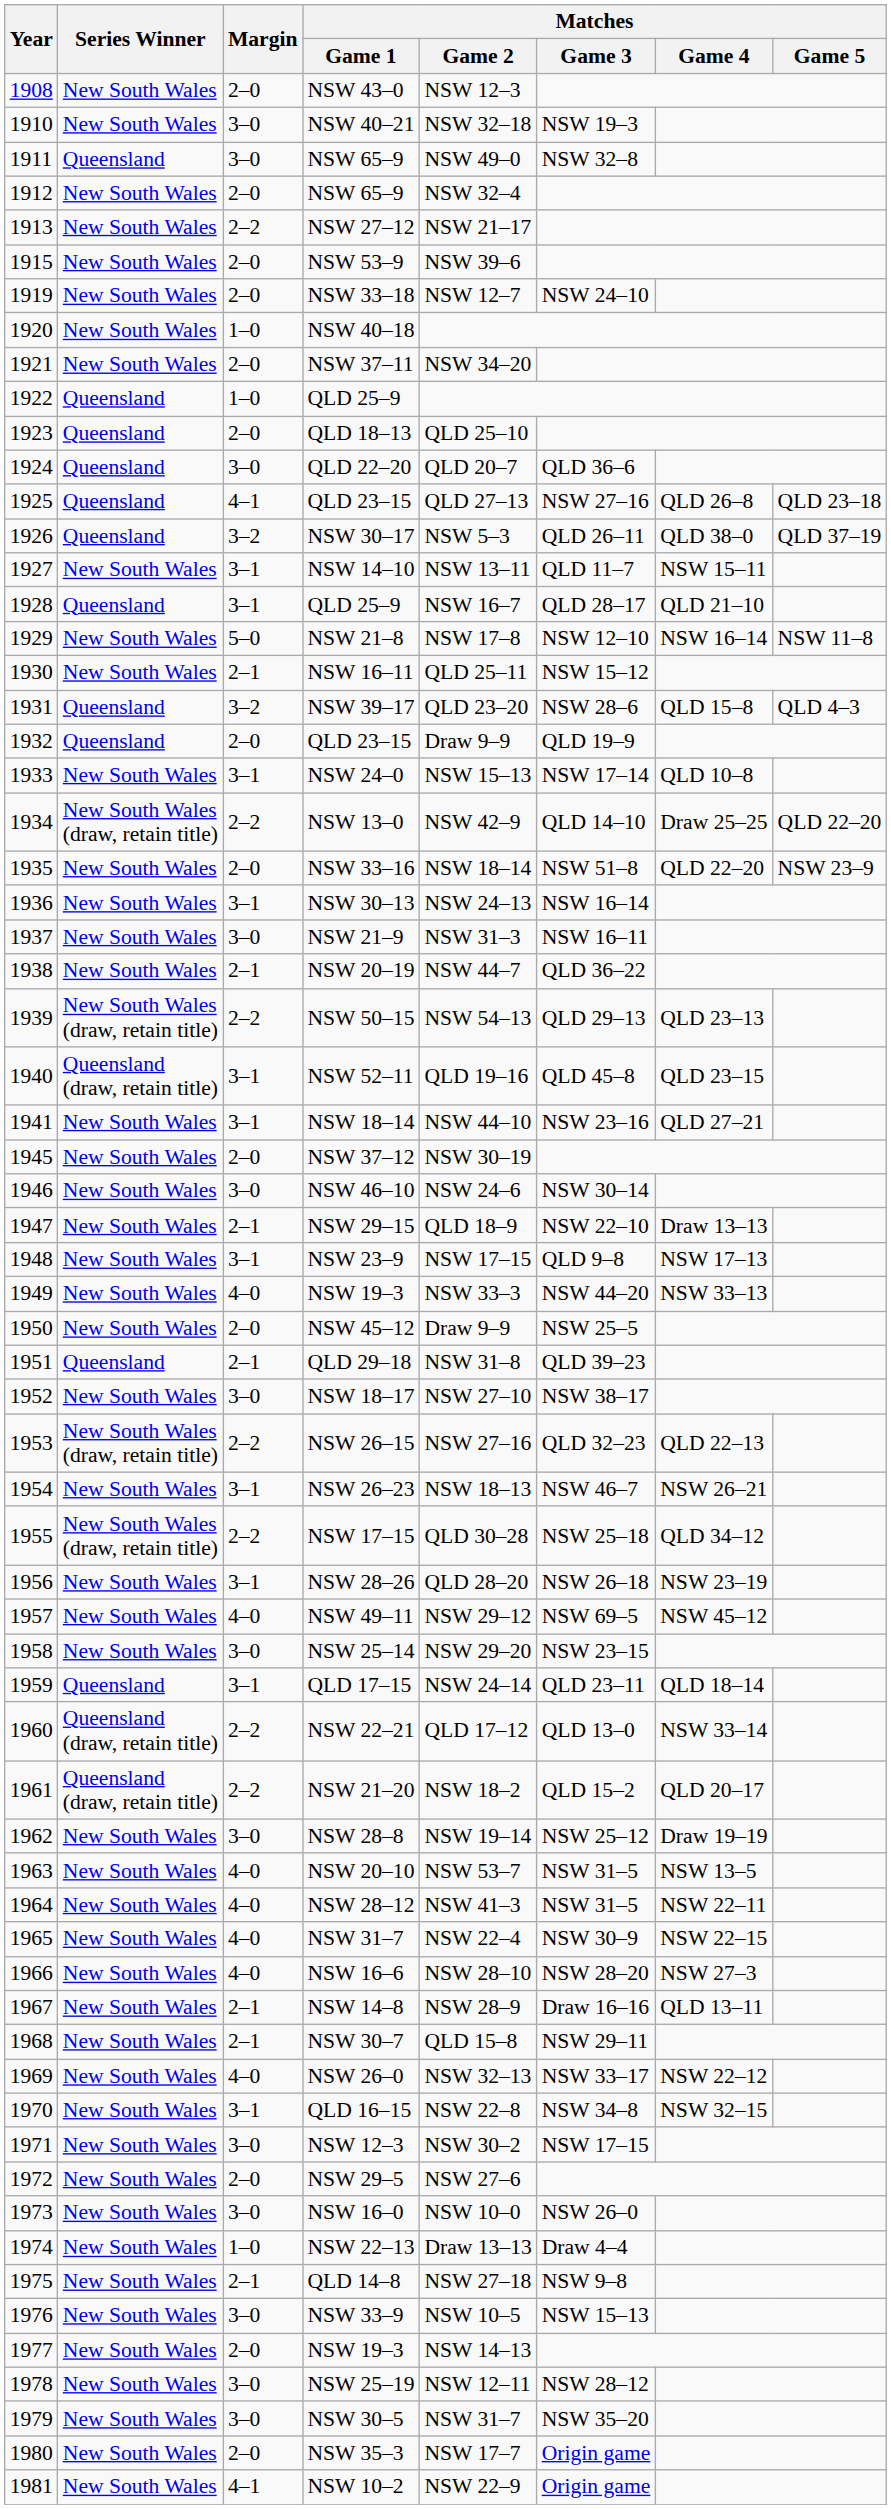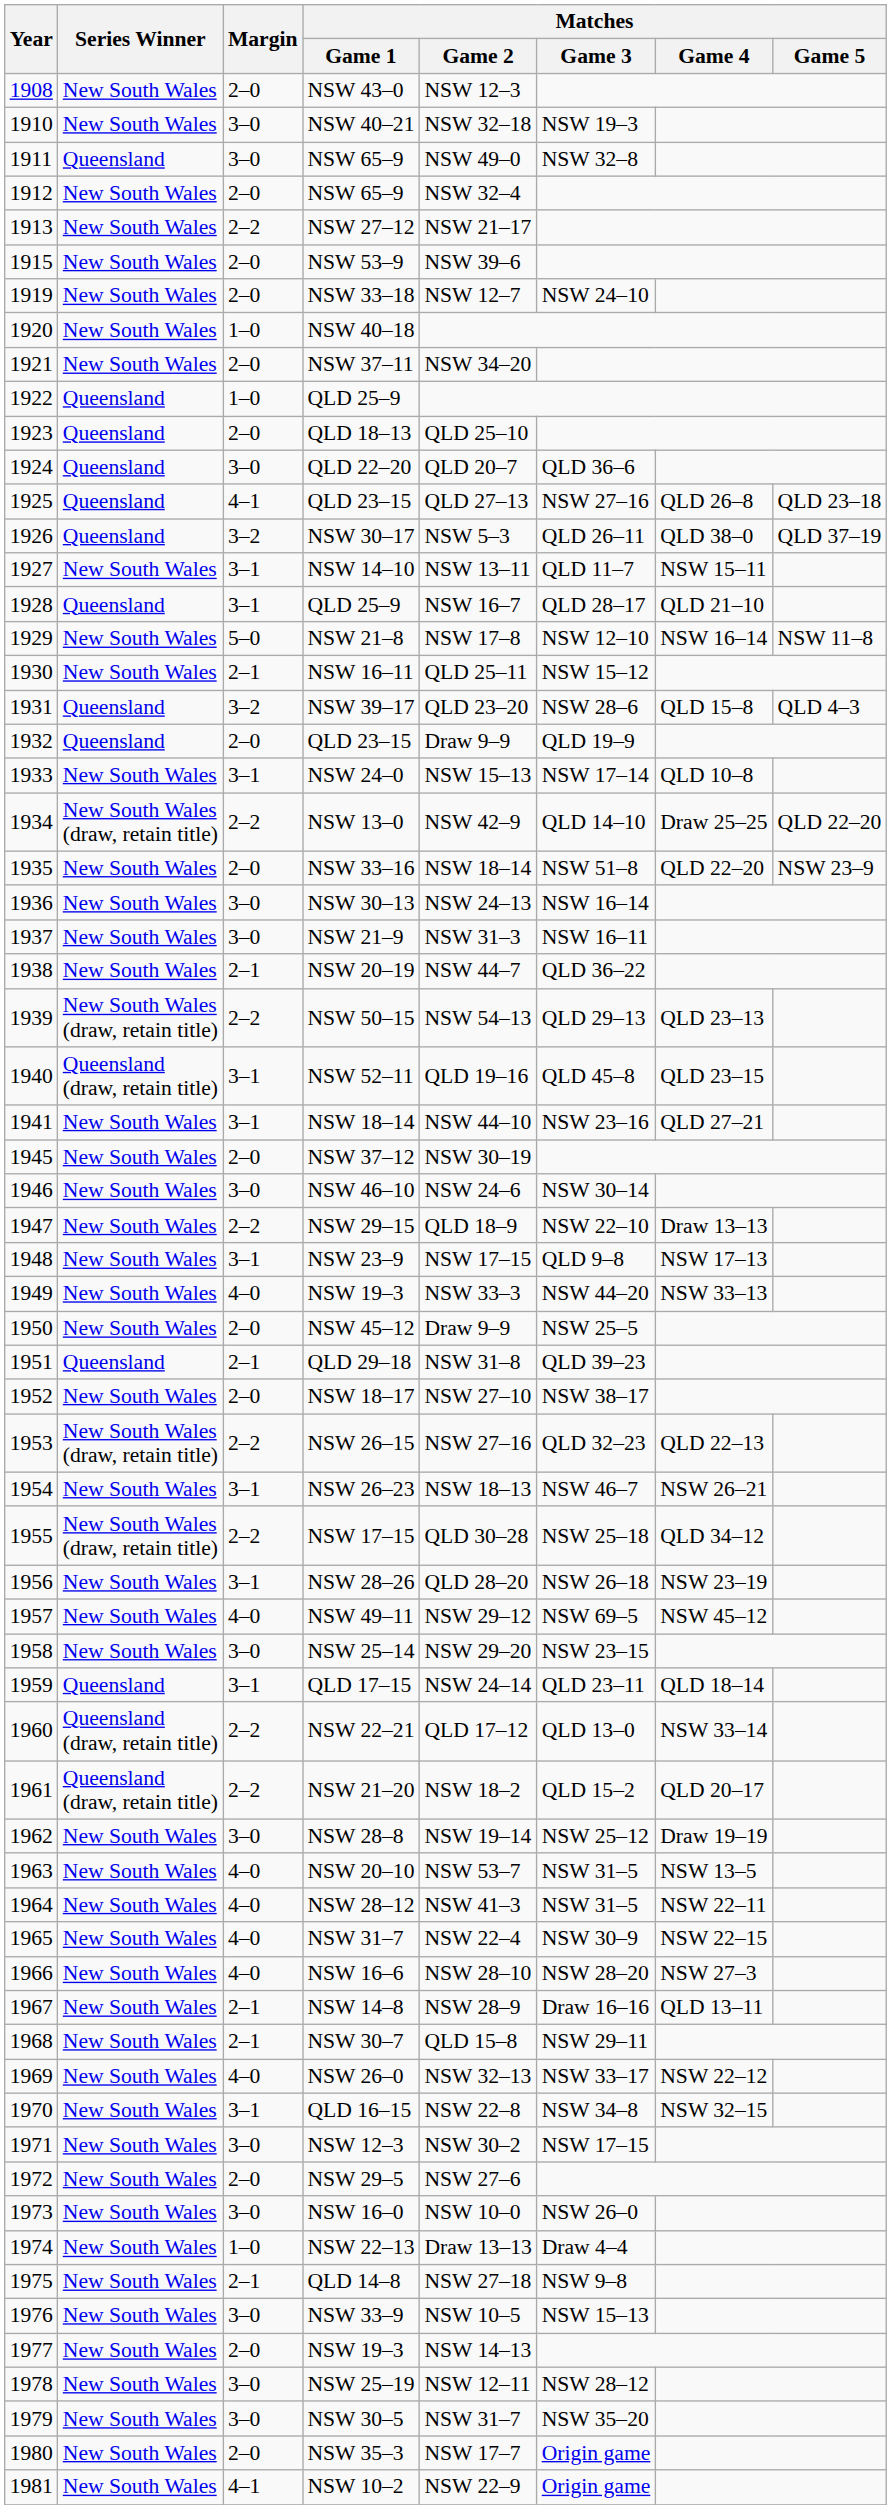(244, 902) 3–1 -> (244, 902) 3–0
(244, 1224) 2–1 -> (244, 1224) 2–2
(244, 1396) 3–0 -> (244, 1396) 2–0
